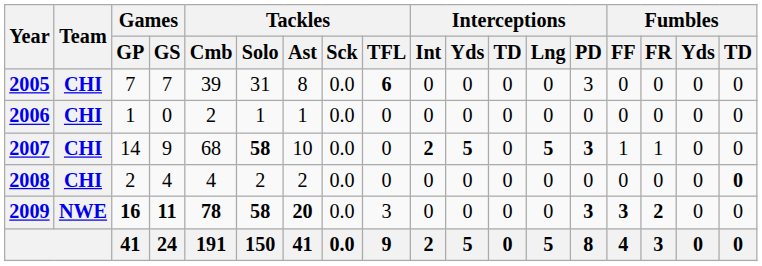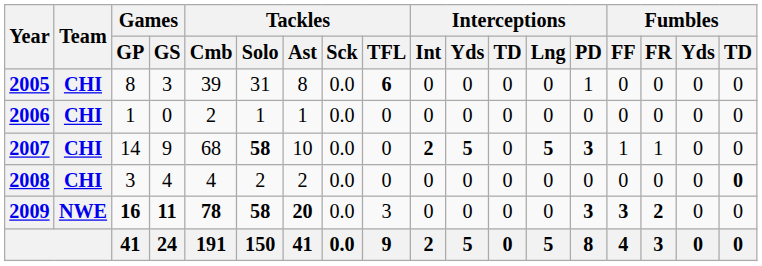(130, 84) 7 -> (130, 84) 8
(167, 84) 7 -> (167, 84) 3
(588, 84) 3 -> (588, 84) 1
(130, 180) 2 -> (130, 180) 3
